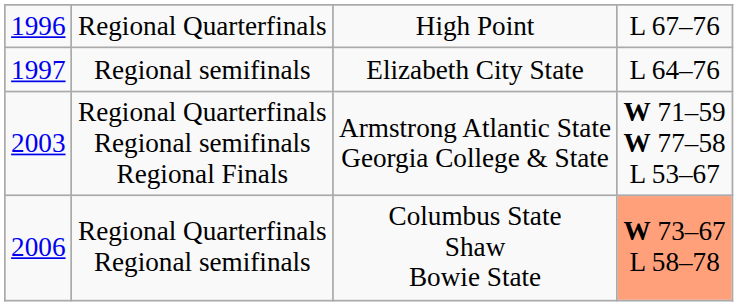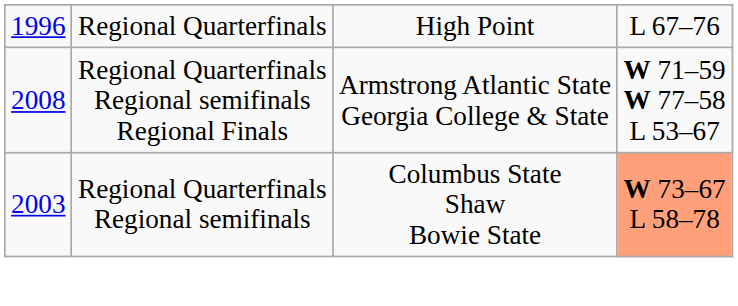- row: (202, 69)
(38, 142) 2003 -> (38, 99) 2008
(38, 247) 2006 -> (38, 204) 2003
